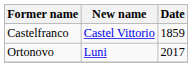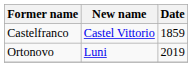(173, 52) 2017 -> (173, 52) 2019
